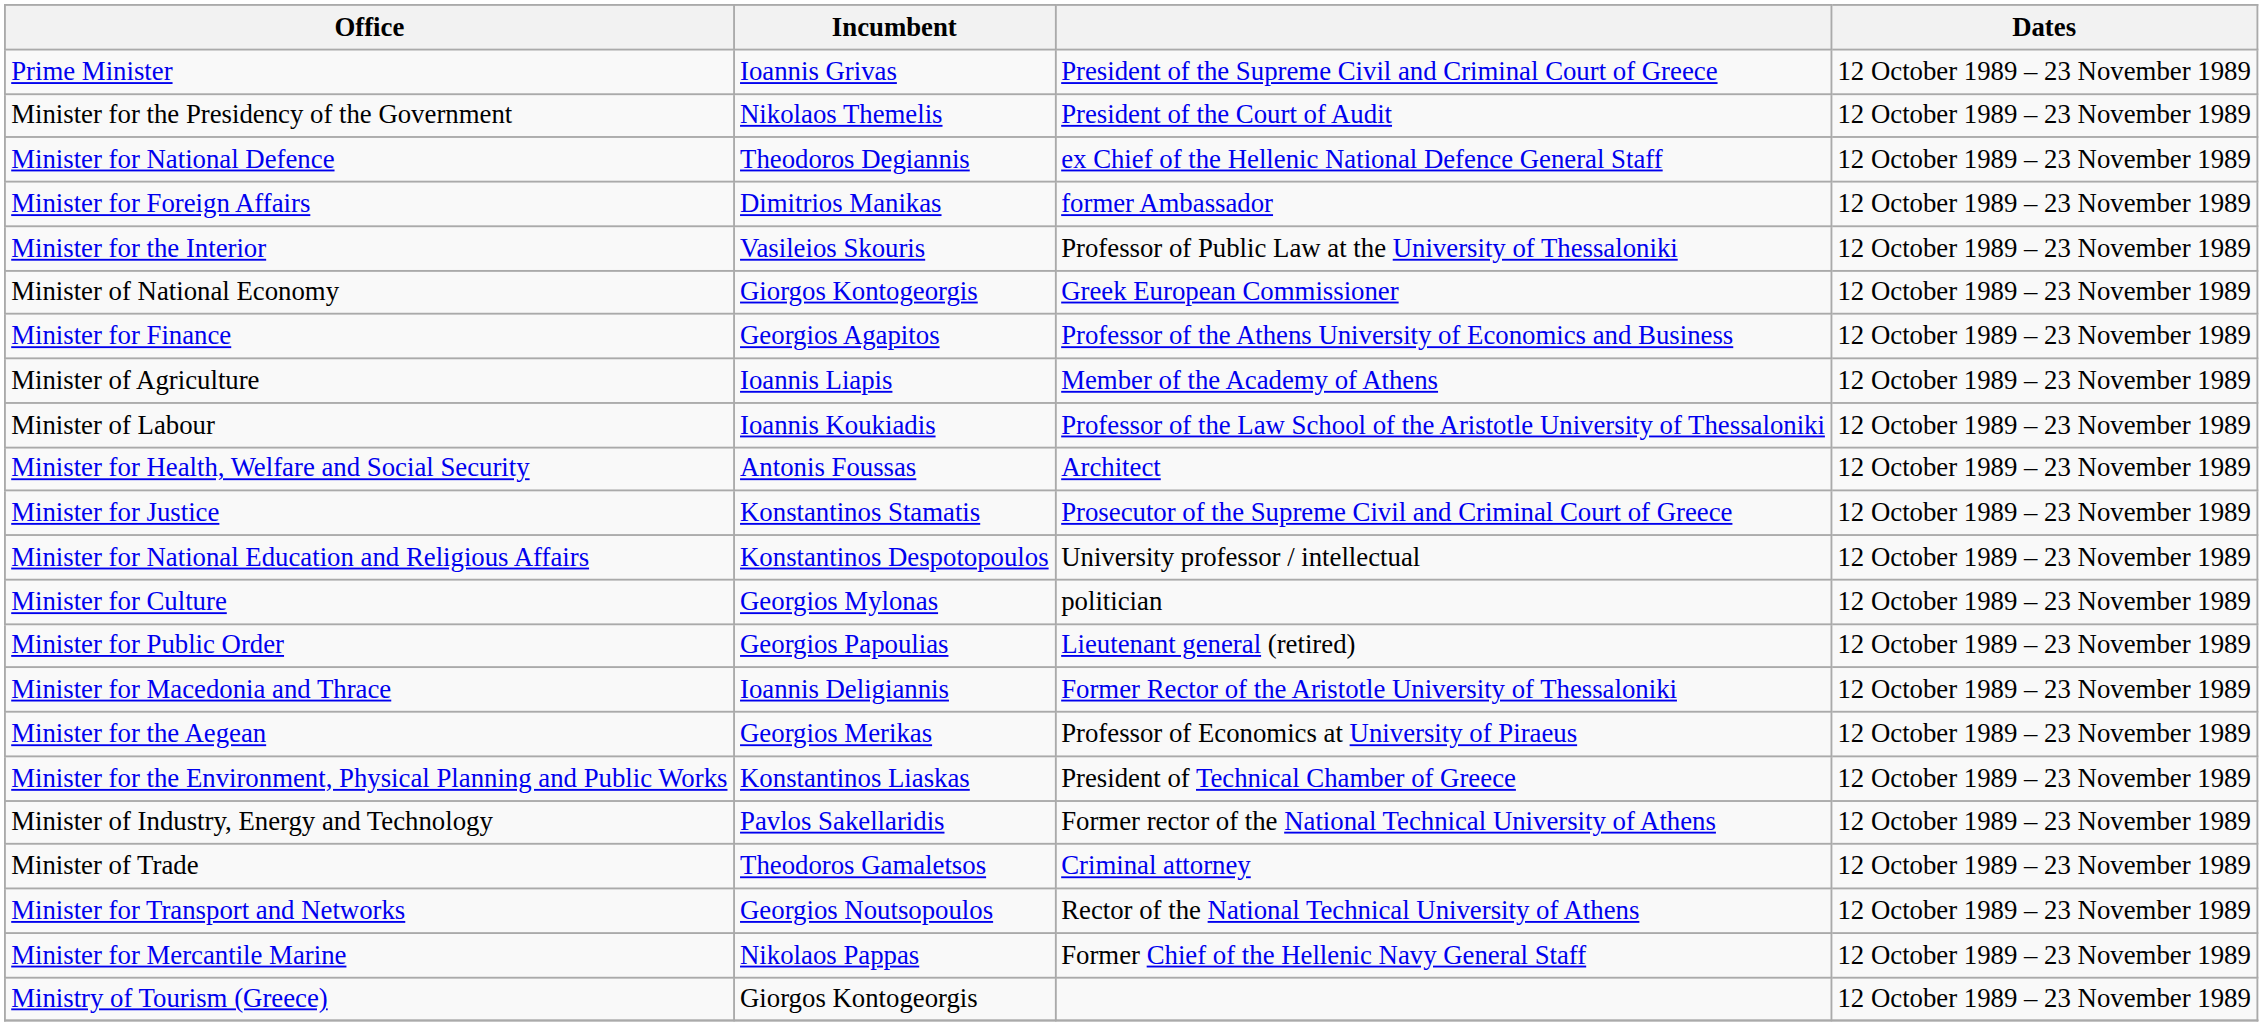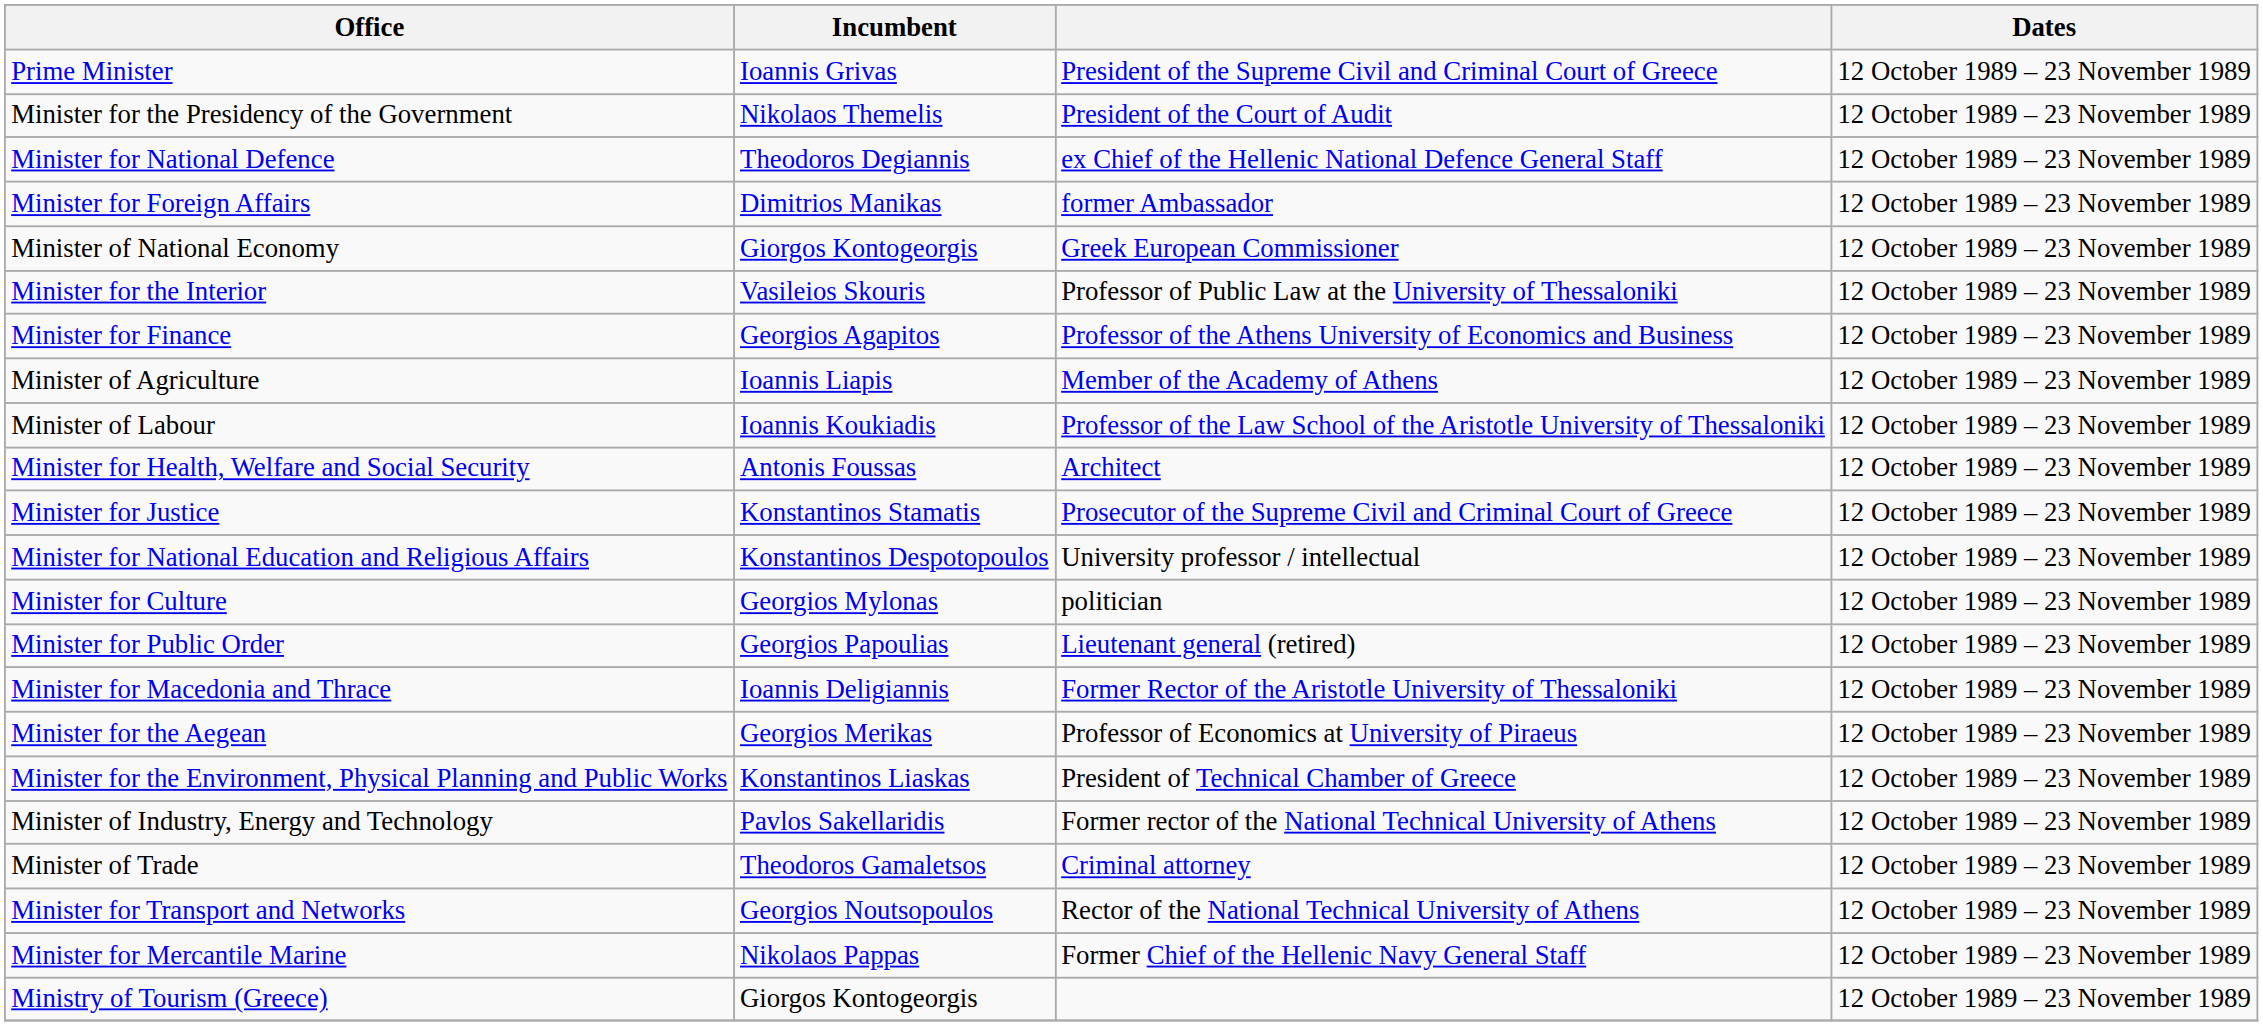rows swapped: (139, 247) <-> (175, 292)
